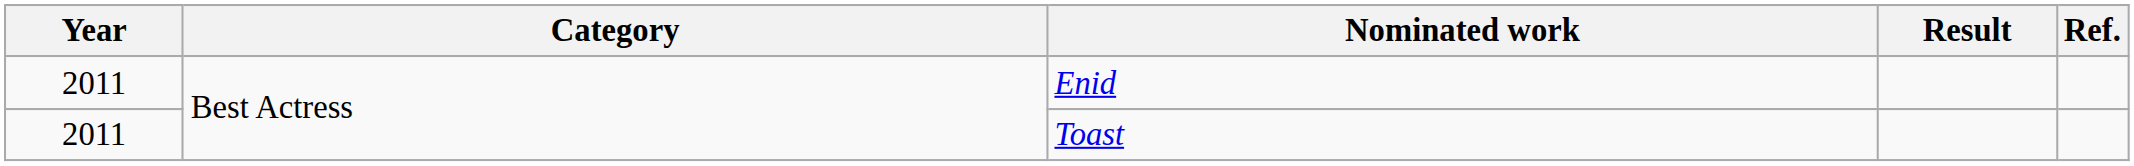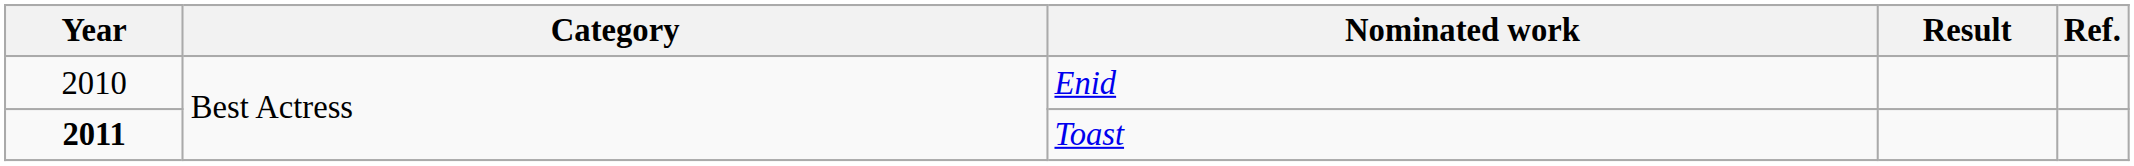(94, 82) 2011 -> (94, 82) 2010
(94, 133) normal -> (94, 133) bold
